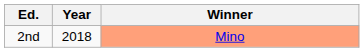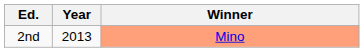(77, 36) 2018 -> (77, 36) 2013
